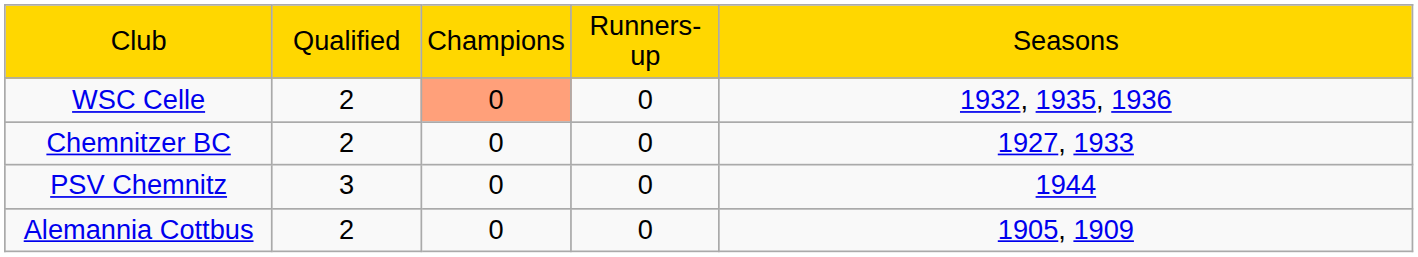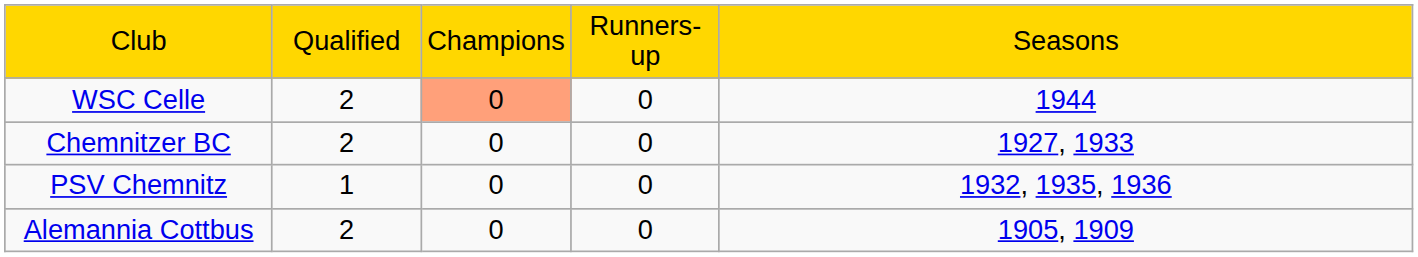(1066, 99) 1932, 1935, 1936 -> (1066, 99) 1944
(347, 186) 3 -> (347, 186) 1
(1066, 186) 1944 -> (1066, 186) 1932, 1935, 1936
